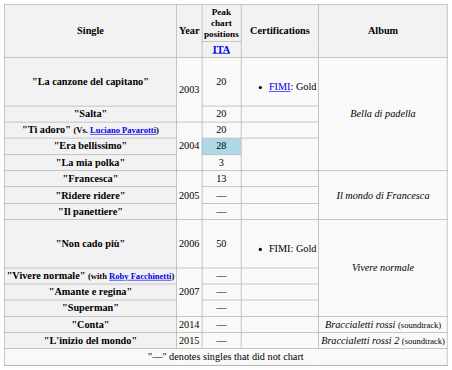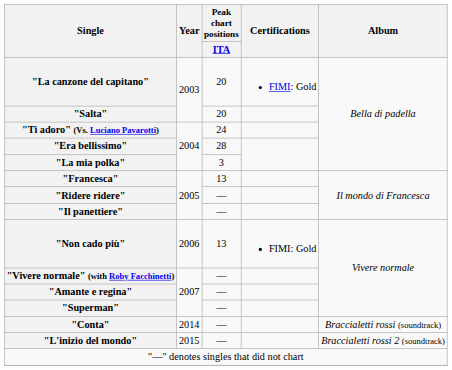(221, 130) 20 -> (221, 130) 24
(221, 146) lightblue background -> (221, 146) no background
(221, 243) 50 -> (221, 243) 13
